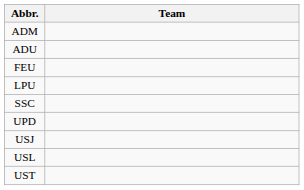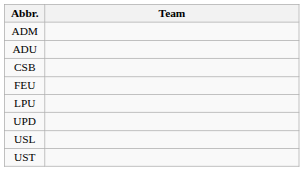+ row: (25, 67)
- row: (25, 103)
- row: (25, 139)
